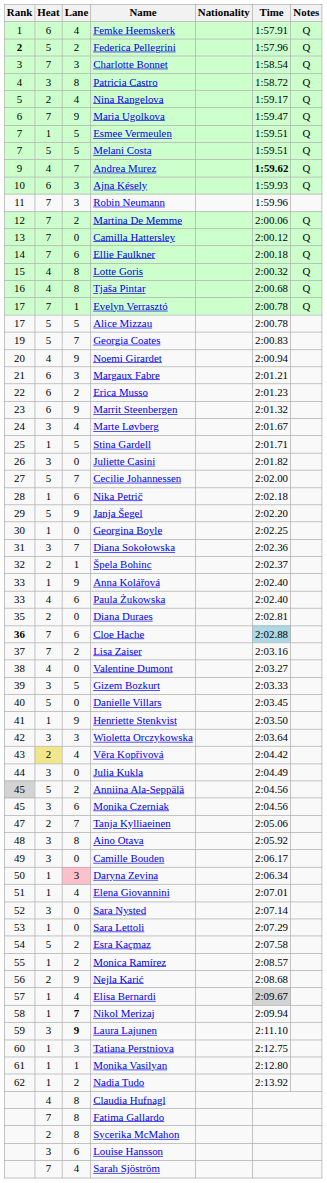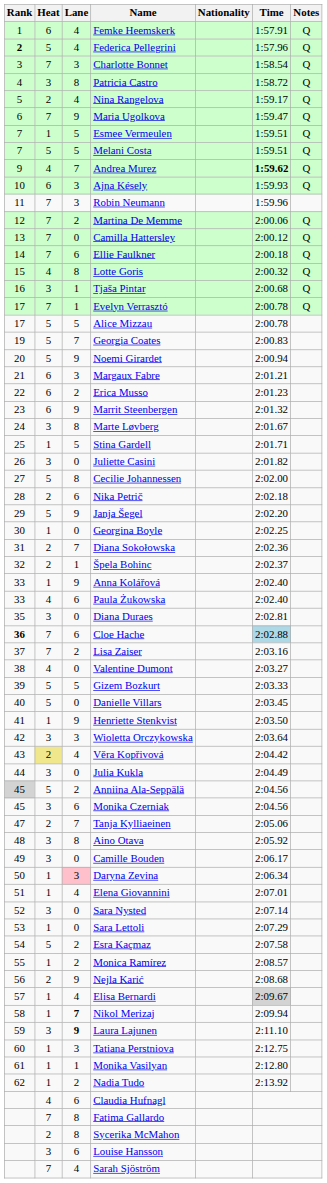(76, 47) 2 -> (76, 47) 4
(48, 289) 4 -> (48, 289) 3
(76, 289) 8 -> (76, 289) 1
(48, 358) 4 -> (48, 358) 5
(76, 427) 4 -> (76, 427) 8
(76, 479) 7 -> (76, 479) 8
(48, 496) 1 -> (48, 496) 2
(48, 548) 3 -> (48, 548) 2
(48, 617) 2 -> (48, 617) 3
(48, 686) 3 -> (48, 686) 5
(76, 1100) 8 -> (76, 1100) 6
